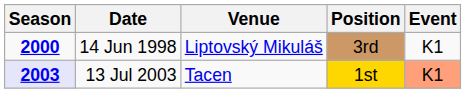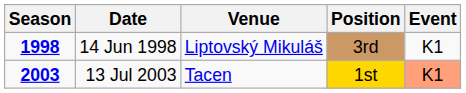(40, 47) 2000 -> (40, 47) 1998
(40, 75) lavender background -> (40, 75) no background
